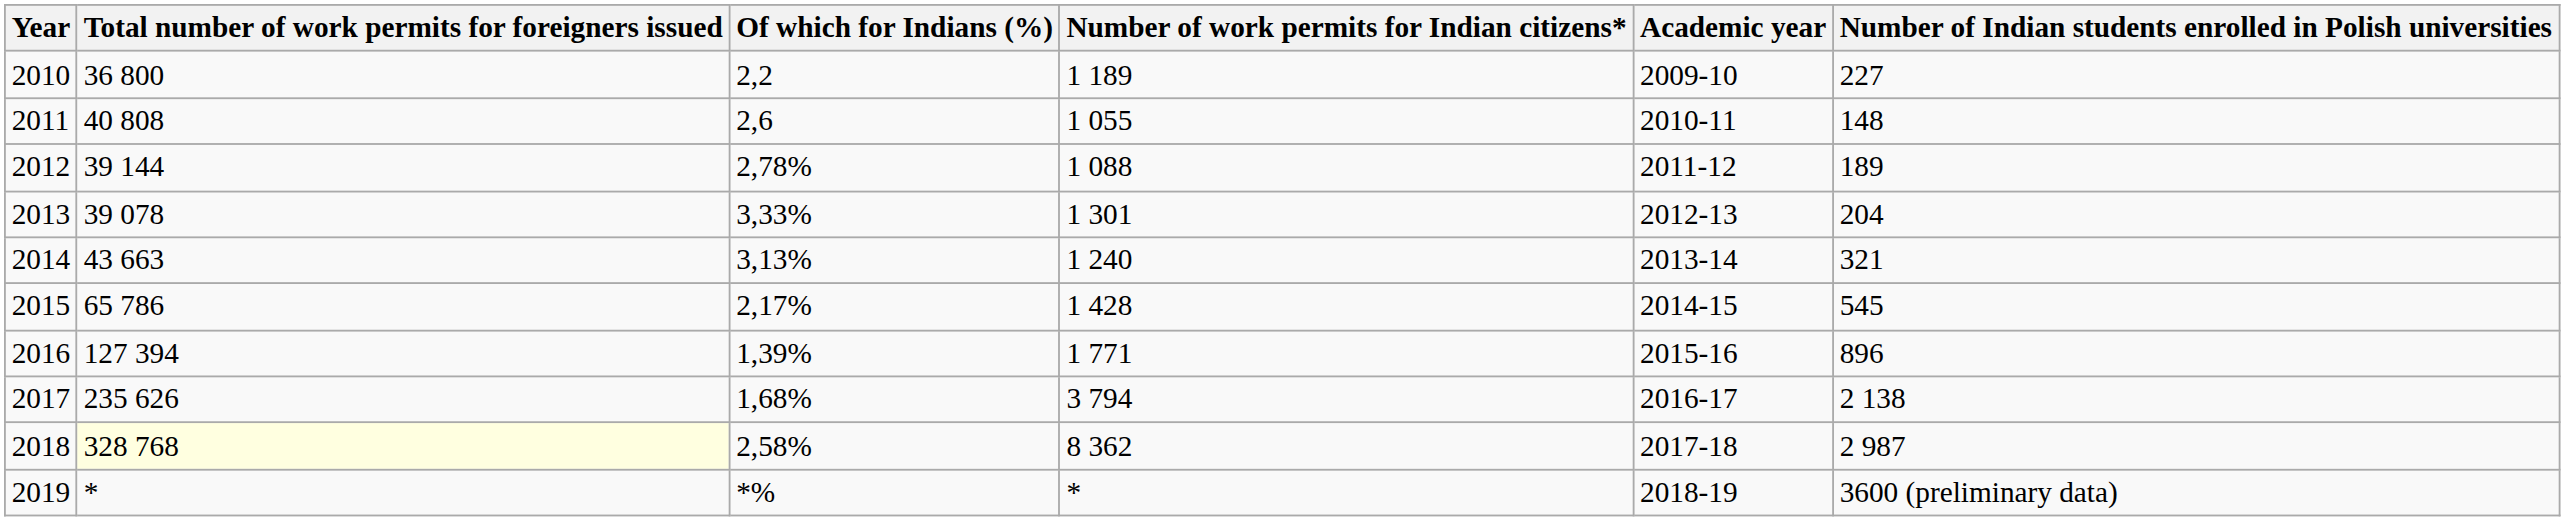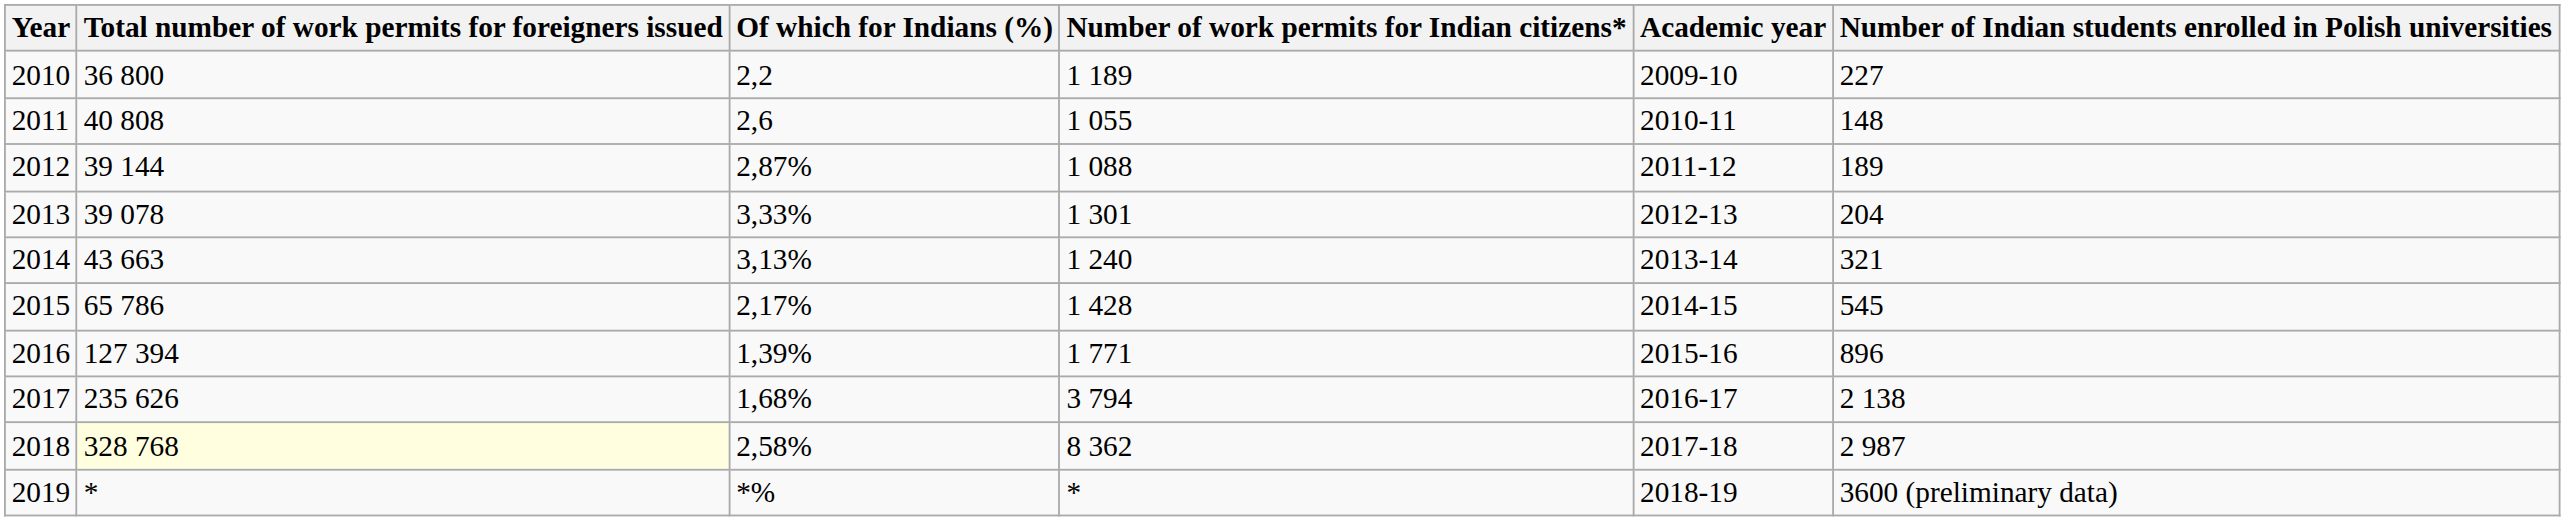(774, 167) 2,78% -> (774, 167) 2,87%
